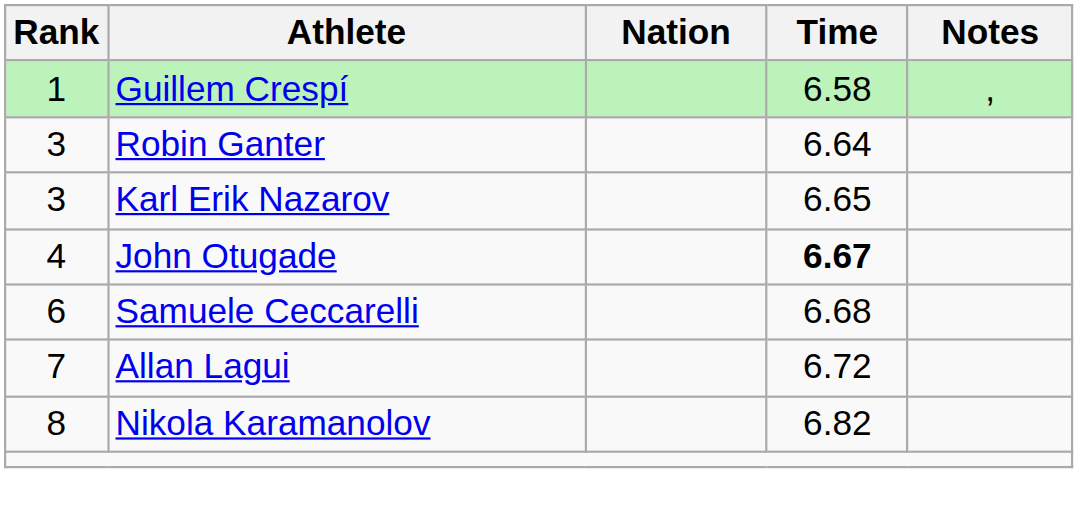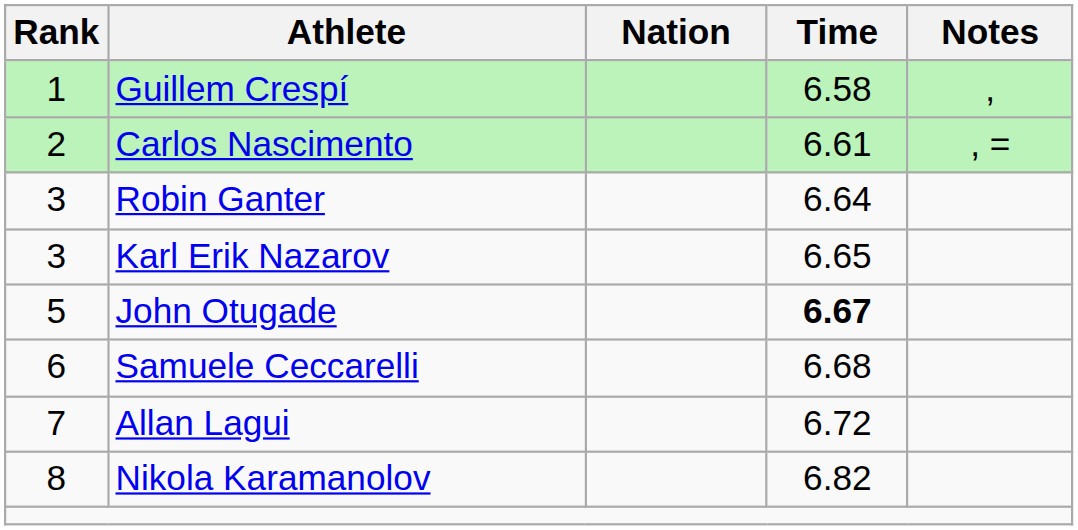+ row: (264, 144)
(56, 255) 4 -> (56, 311) 5
